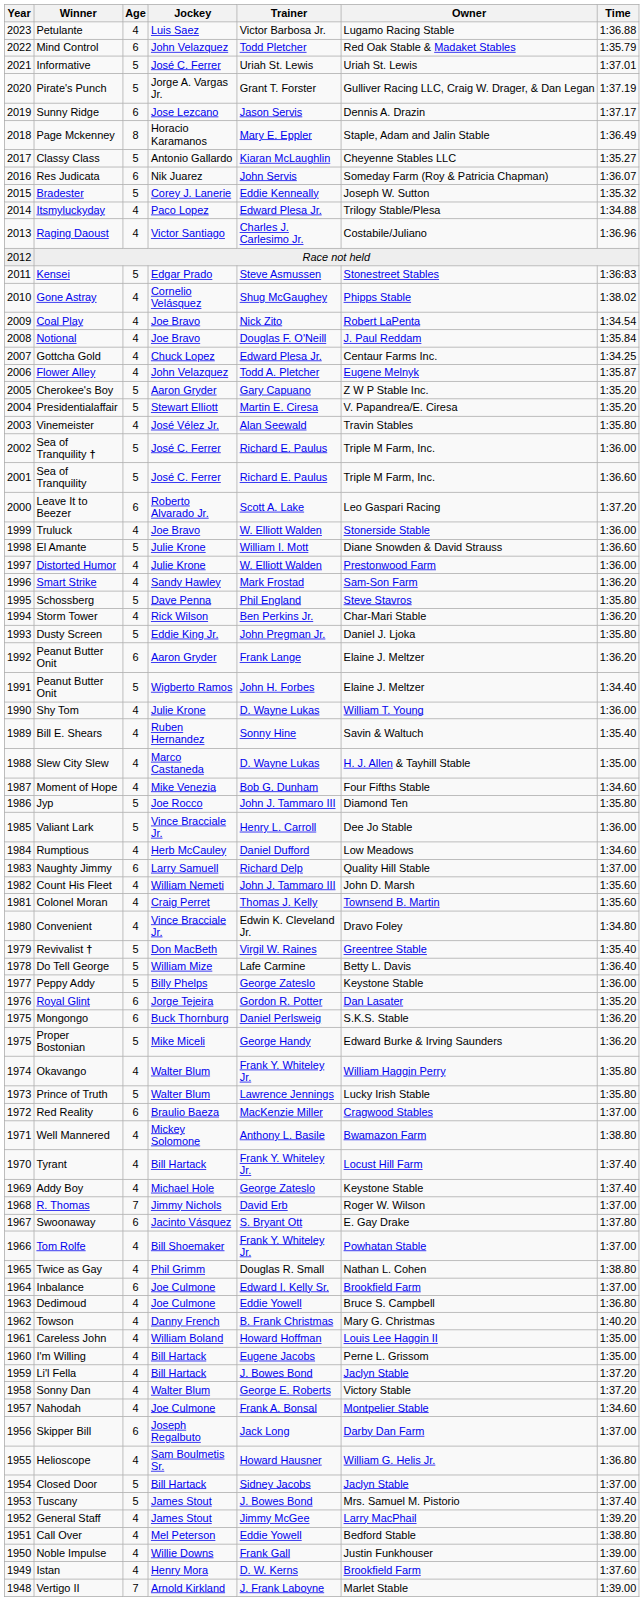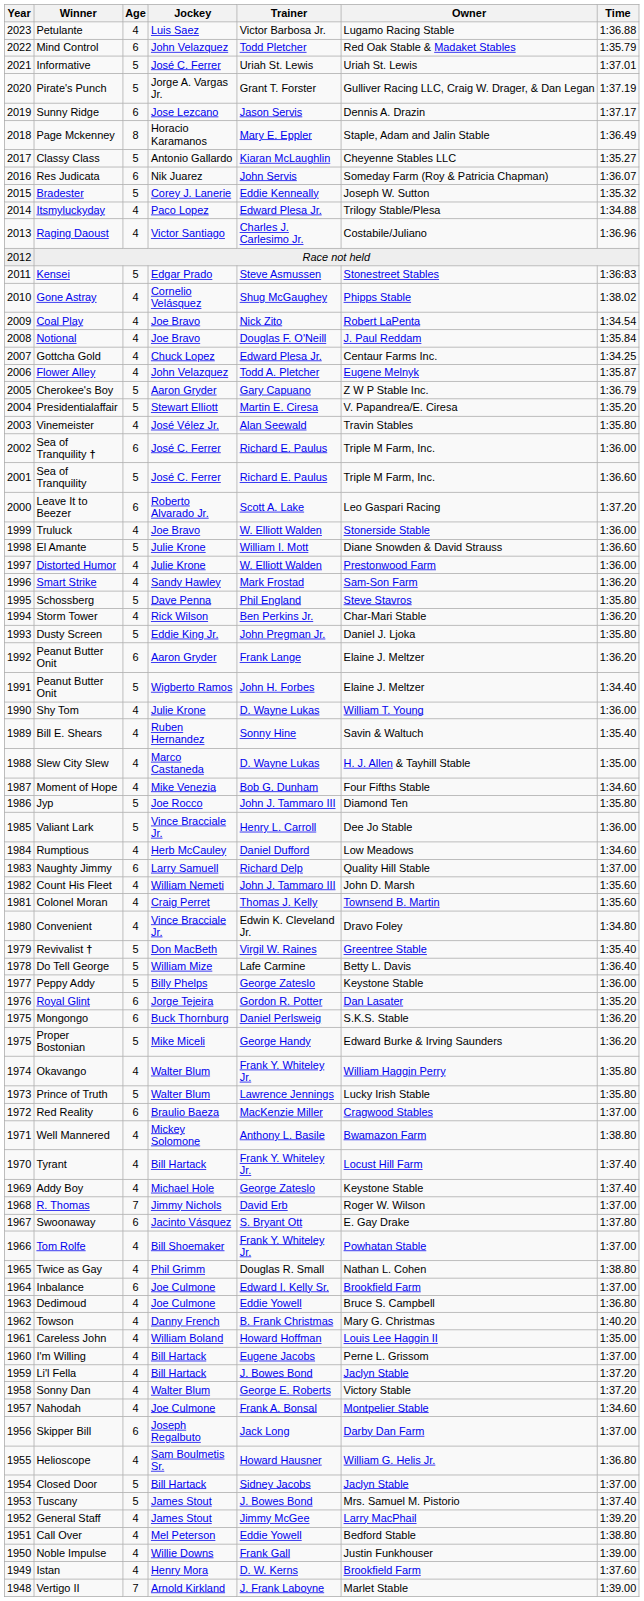(618, 391) 1:35.20 -> (618, 391) 1:36.79
(135, 449) 5 -> (135, 449) 6
(618, 1356) 1:35.00 -> (618, 1356) 1:37.00
